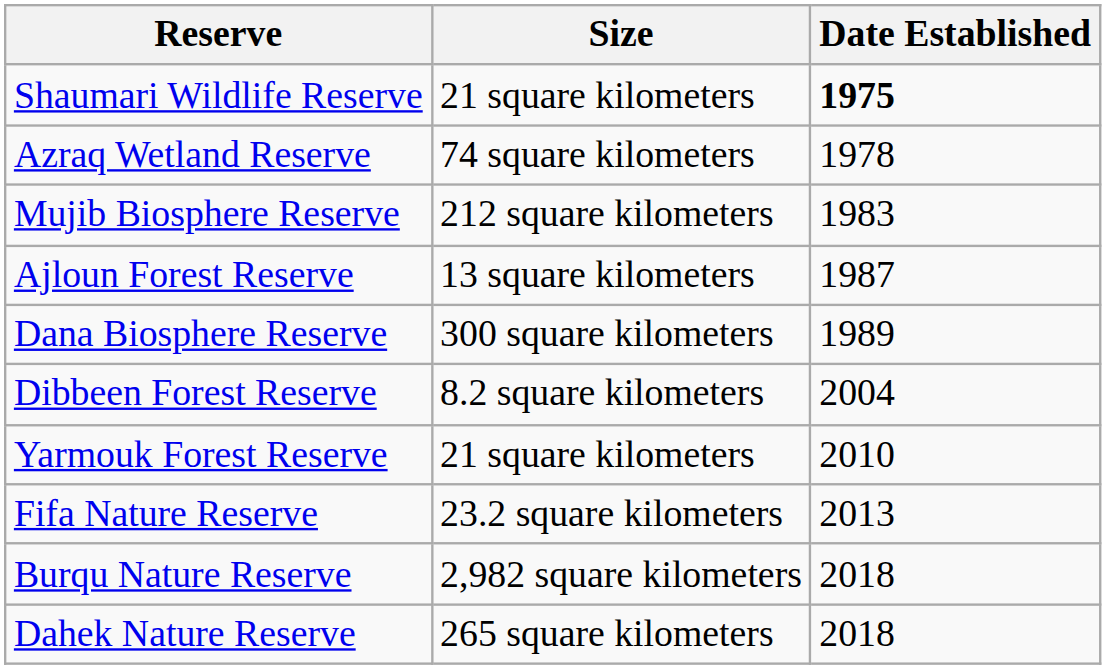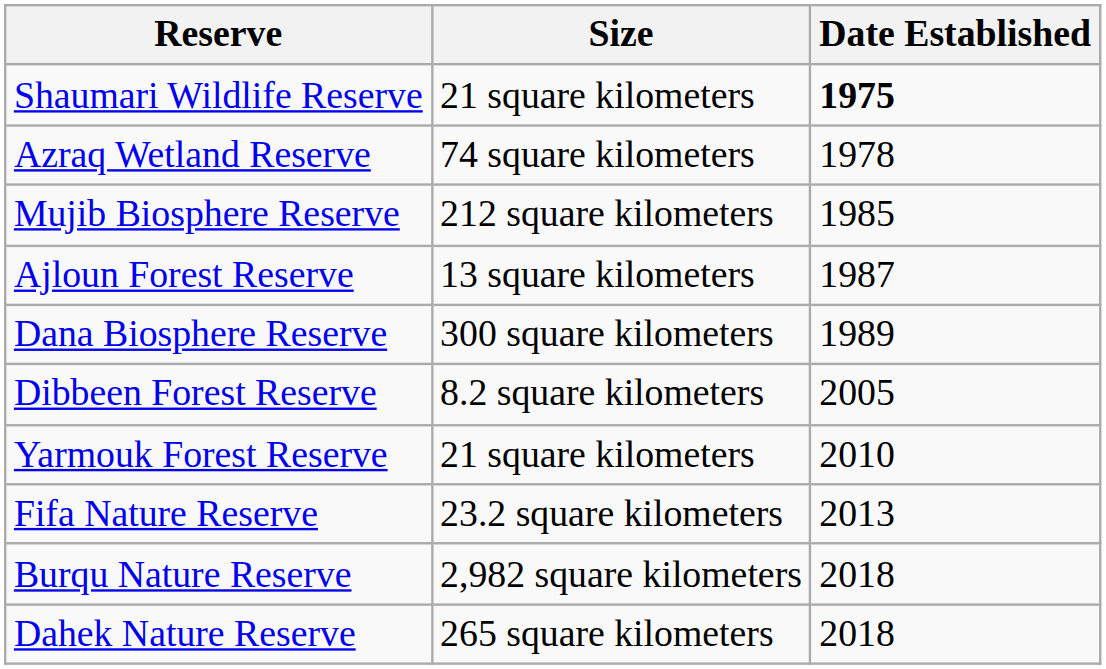(857, 214) 1983 -> (857, 214) 1985
(857, 393) 2004 -> (857, 393) 2005
